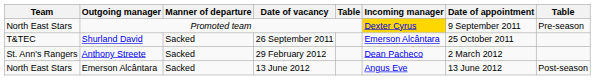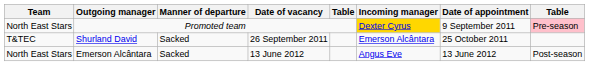(561, 26) no background -> (555, 26) pink background
- row: (114, 54)
